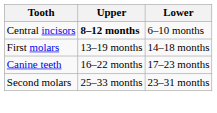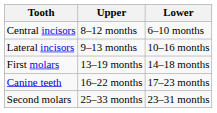(110, 30) bold -> (109, 30) normal
+ row: (41, 47)
